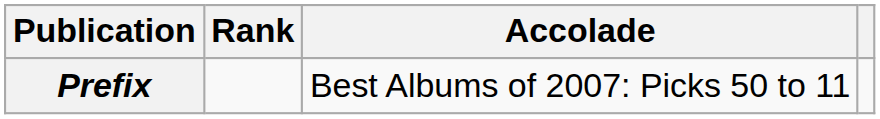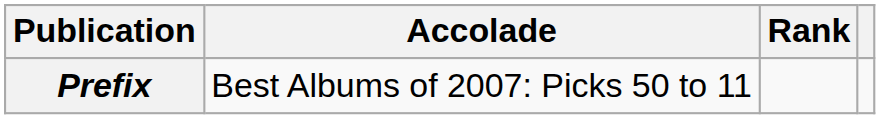columns swapped: (580, 31) <-> (253, 31)
